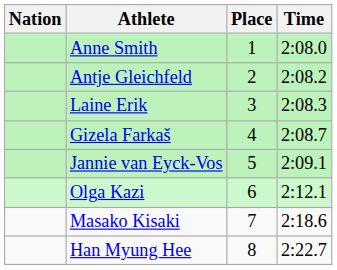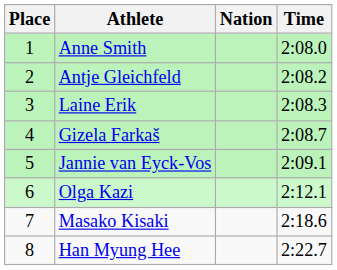columns swapped: (252, 18) <-> (35, 18)
